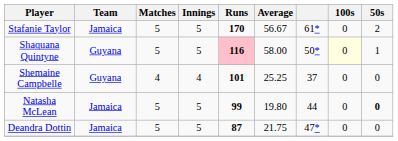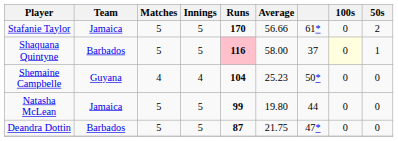(275, 28) 56.67 -> (276, 28) 56.66
(105, 50) Guyana -> (106, 50) Barbados
(312, 50) 50* -> (313, 50) 37
(237, 78) 101 -> (238, 78) 104
(275, 78) 25.25 -> (276, 78) 25.23
(312, 78) 37 -> (313, 78) 50*
(377, 106) bold -> (377, 106) normal
(105, 128) Jamaica -> (106, 128) Barbados
